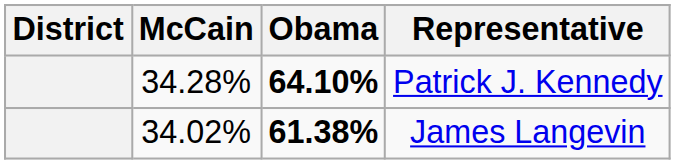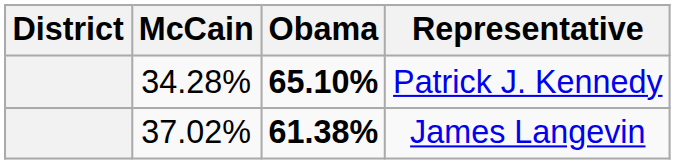(323, 81) 64.10% -> (323, 81) 65.10%
(196, 132) 34.02% -> (196, 132) 37.02%
